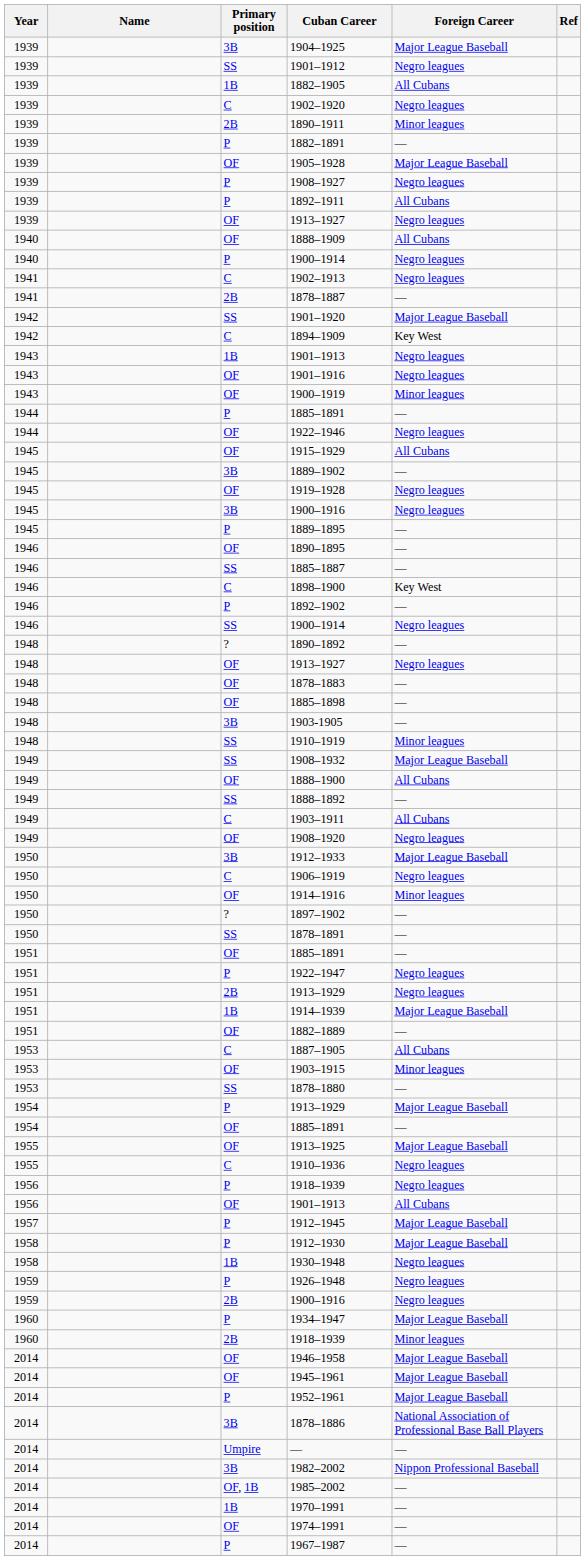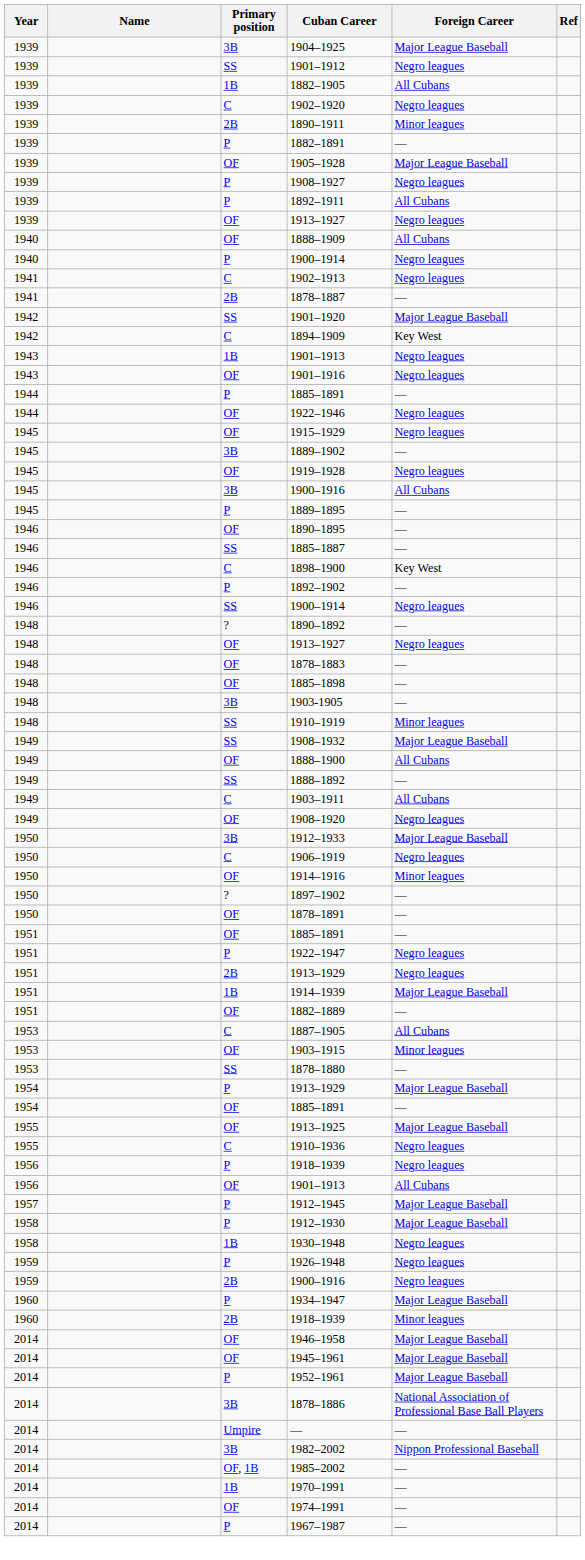- row: (26, 394)
(422, 452) All Cubans -> (429, 432) Negro leagues
(429, 509) Negro leagues -> (422, 490) All Cubans
(230, 934) SS -> (231, 914) OF
